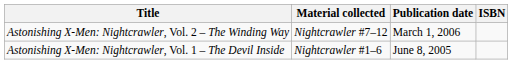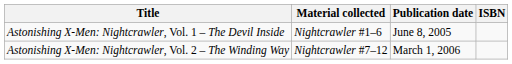rows swapped: (146, 50) <-> (148, 31)
